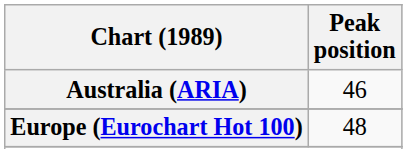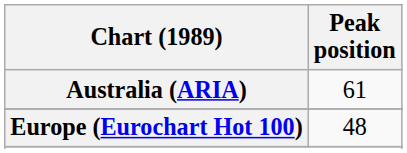(355, 89) 46 -> (355, 89) 61
